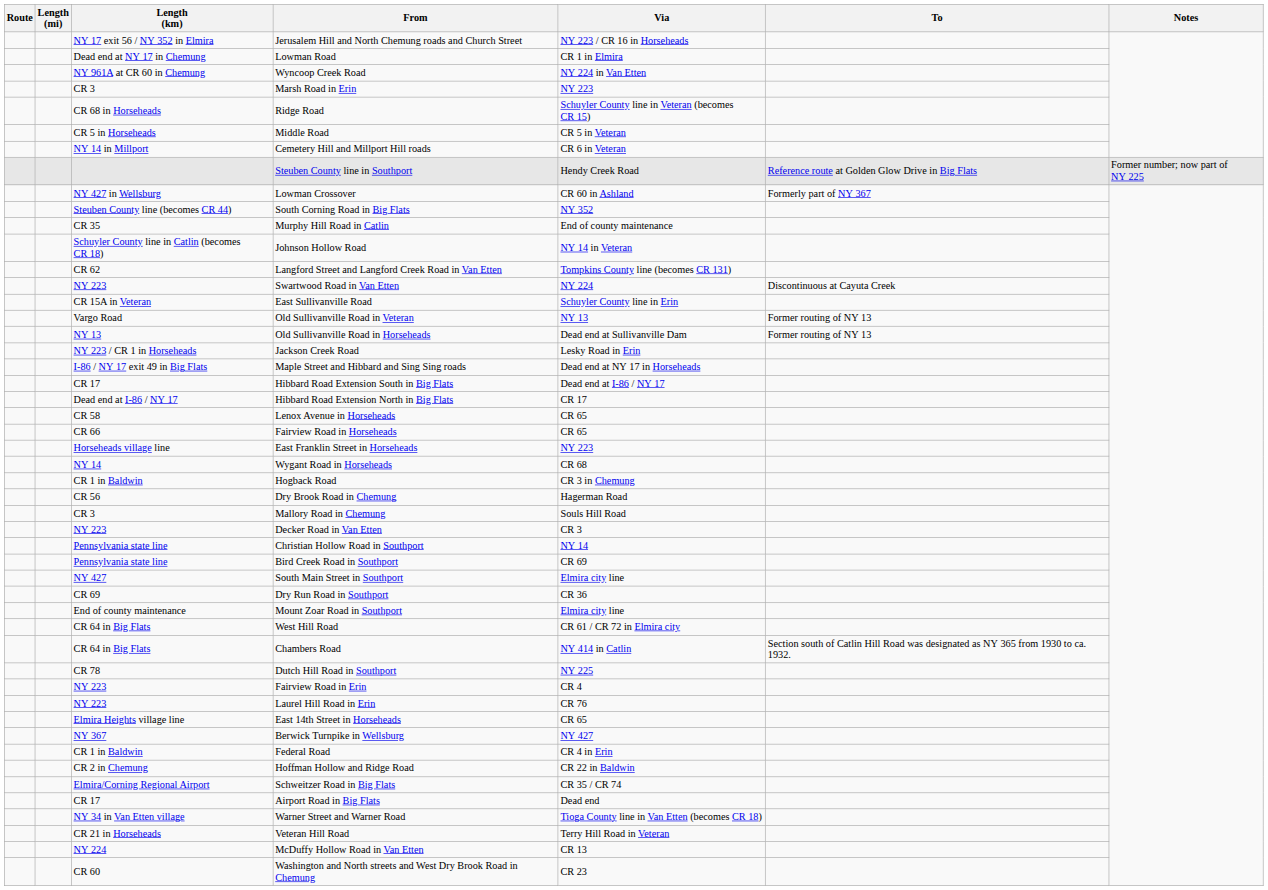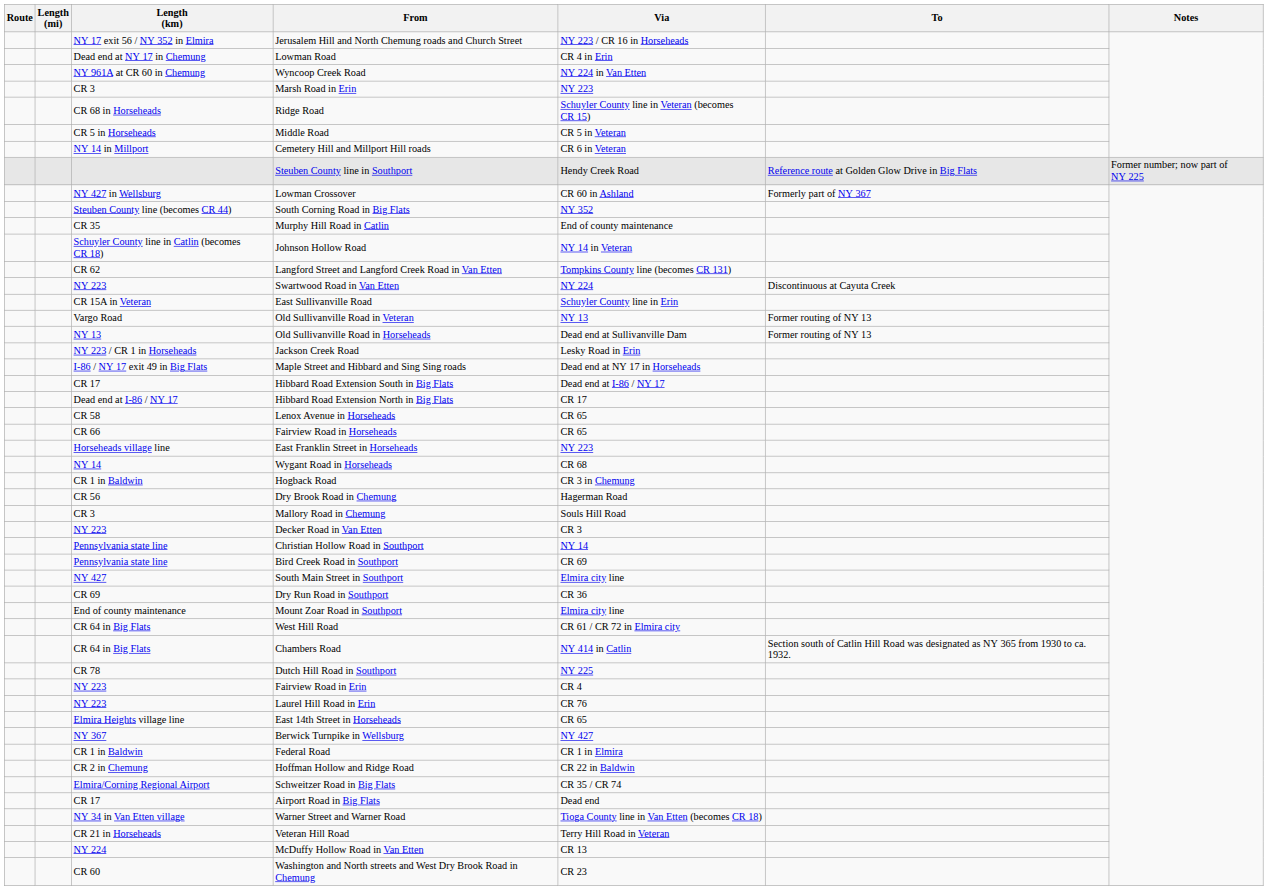(592, 56) CR 1 in Elmira -> (586, 56) CR 4 in Erin
(586, 752) CR 4 in Erin -> (592, 752) CR 1 in Elmira
